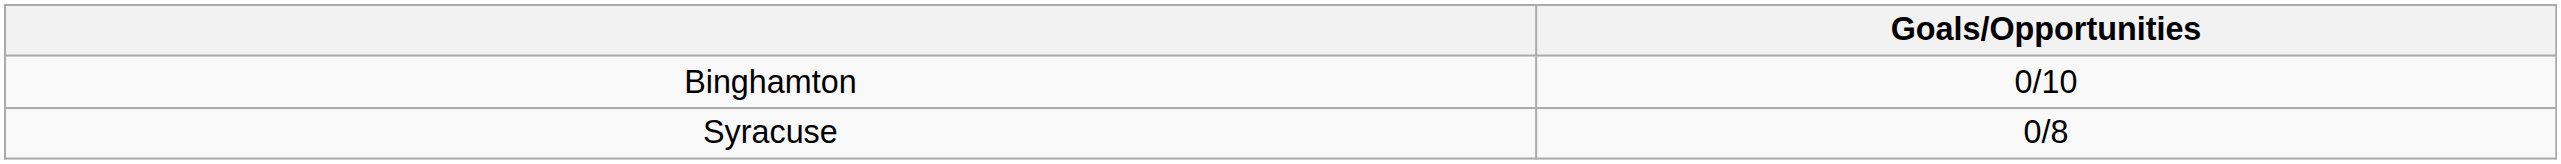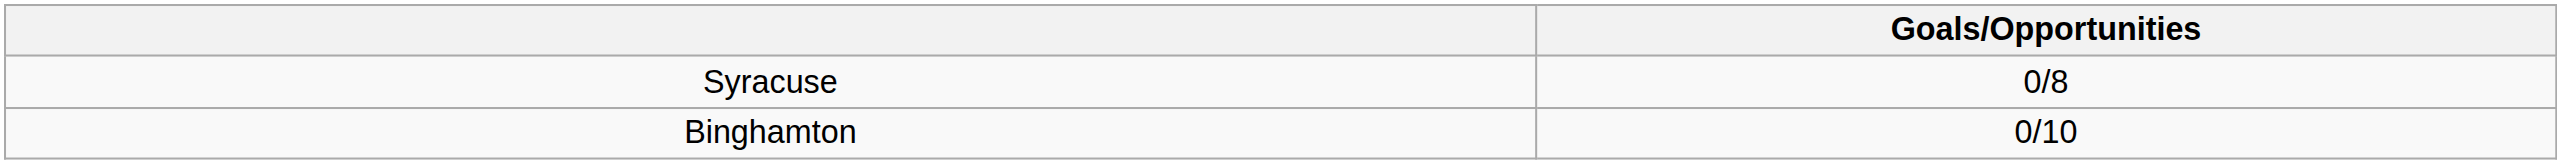rows swapped: (770, 81) <-> (770, 132)
